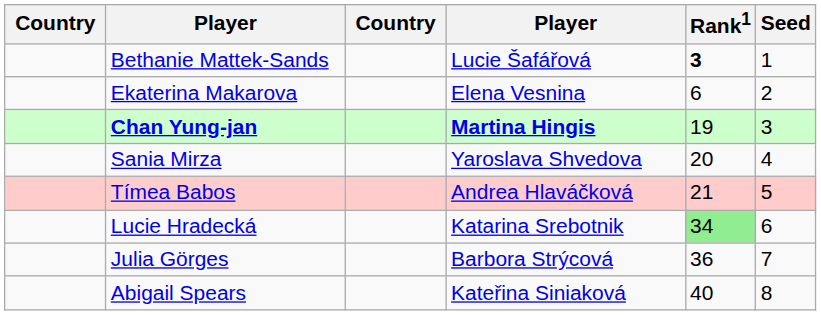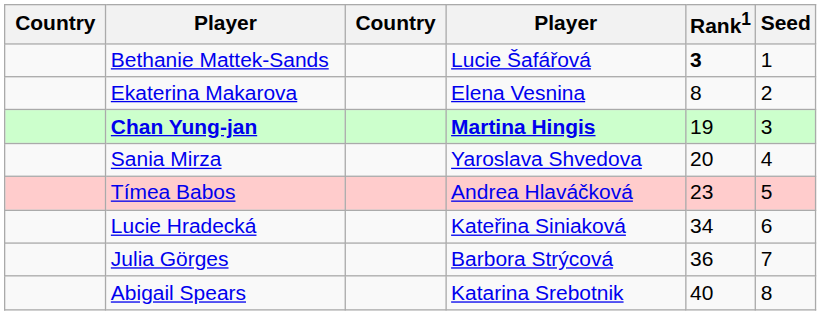(696, 93) 6 -> (696, 93) 8
(702, 192) 21 -> (702, 192) 23
(537, 226) Katarina Srebotnik -> (539, 226) Kateřina Siniaková
(702, 226) lightgreen background -> (702, 226) no background
(539, 292) Kateřina Siniaková -> (537, 292) Katarina Srebotnik
